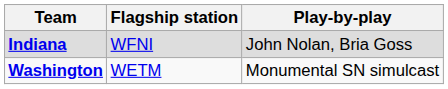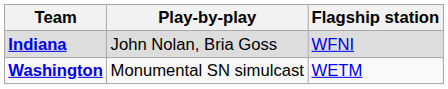columns swapped: (342, 17) <-> (174, 17)
